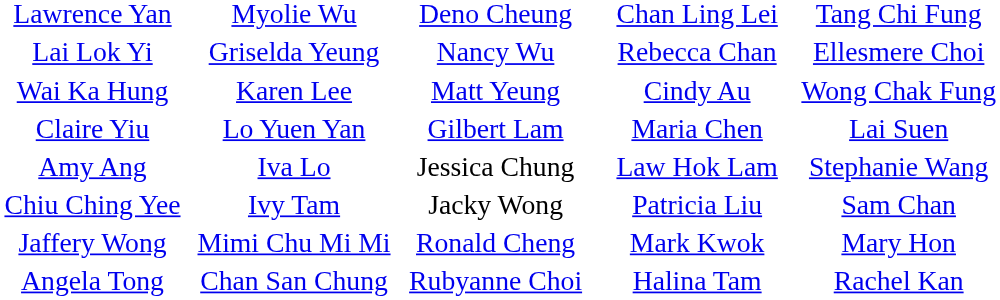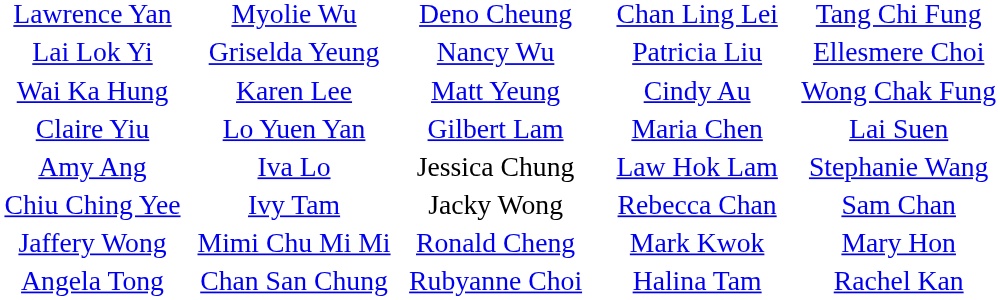(697, 52) Rebecca Chan -> (697, 52) Patricia Liu
(697, 204) Patricia Liu -> (697, 204) Rebecca Chan
